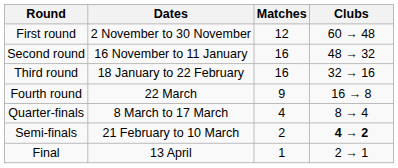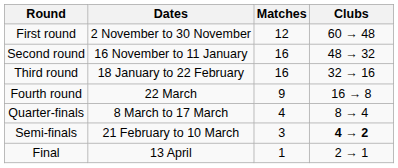(282, 133) 2 -> (282, 133) 3
